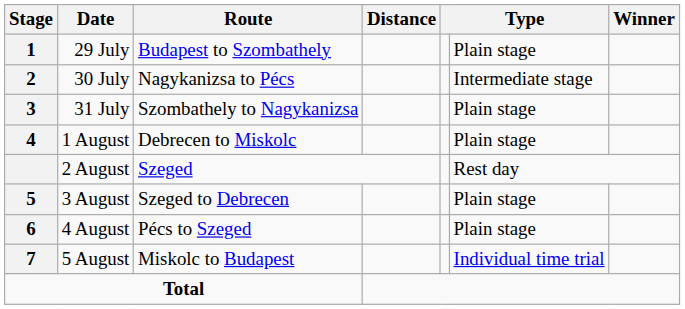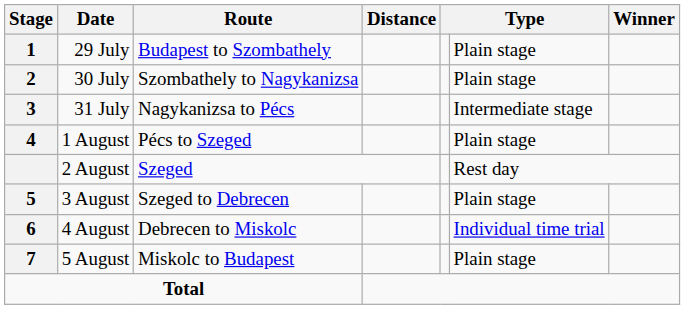(216, 79) Nagykanizsa to Pécs -> (248, 79) Szombathely to Nagykanizsa
(523, 79) Intermediate stage -> (495, 79) Plain stage
(248, 109) Szombathely to Nagykanizsa -> (216, 109) Nagykanizsa to Pécs
(495, 109) Plain stage -> (523, 109) Intermediate stage
(217, 139) Debrecen to Miskolc -> (195, 139) Pécs to Szeged
(195, 229) Pécs to Szeged -> (217, 229) Debrecen to Miskolc
(495, 229) Plain stage -> (529, 229) Individual time trial
(529, 259) Individual time trial -> (495, 259) Plain stage
